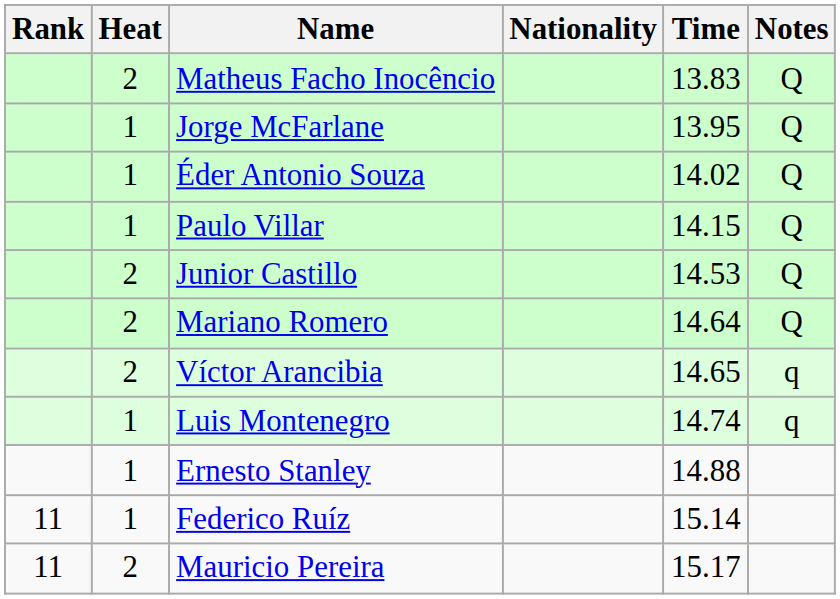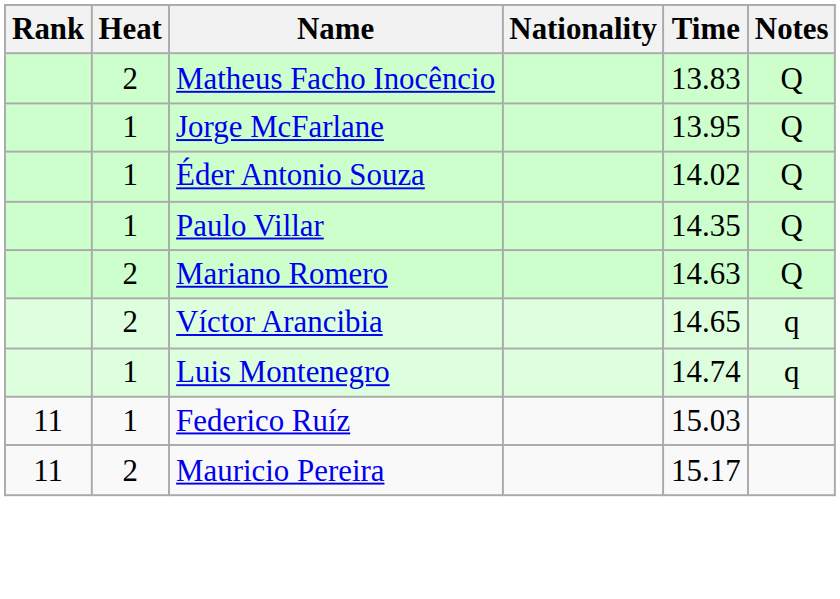(706, 224) 14.15 -> (706, 224) 14.35
- row: (267, 273)
(706, 322) 14.64 -> (706, 273) 14.63
- row: (273, 469)
(706, 518) 15.14 -> (706, 420) 15.03
